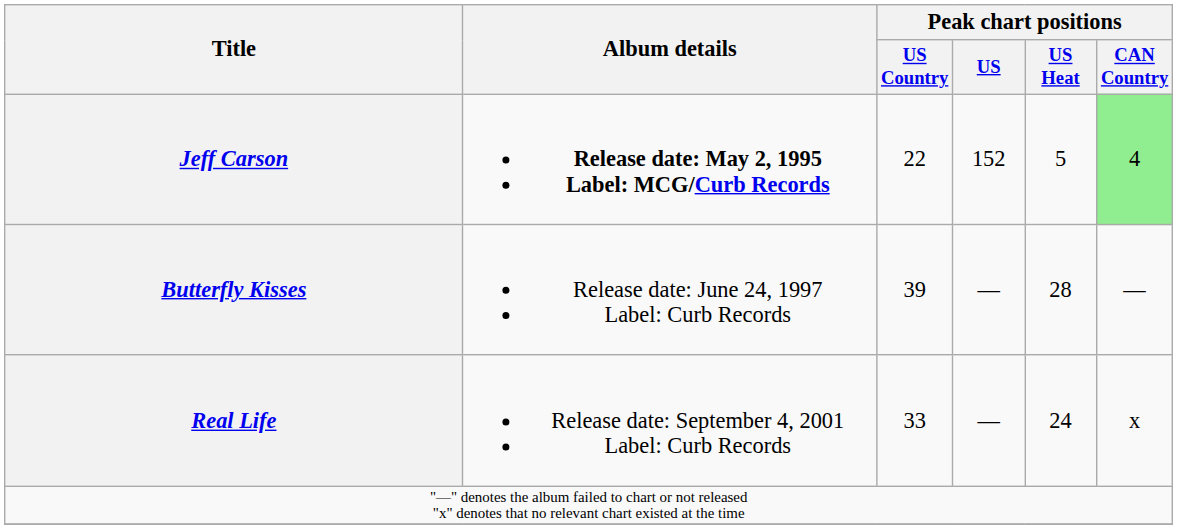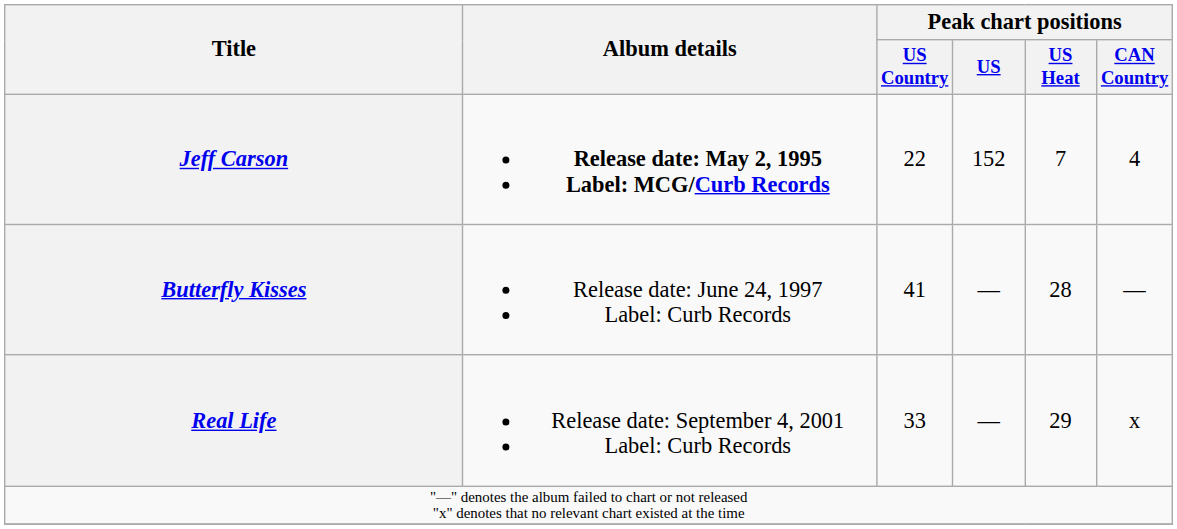(1061, 159) 5 -> (1061, 159) 7
(1135, 159) lightgreen background -> (1135, 159) no background
(915, 289) 39 -> (915, 289) 41
(1061, 420) 24 -> (1061, 420) 29
